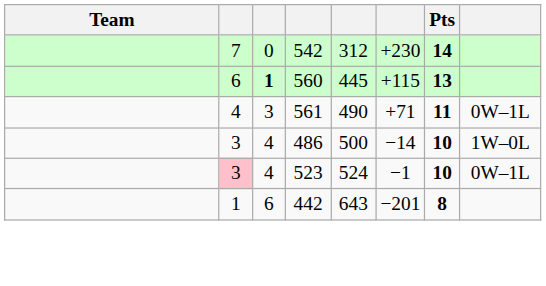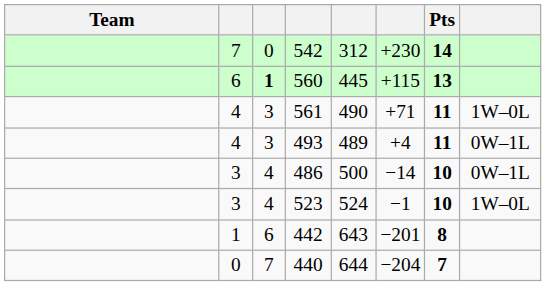(500, 111) 0W–1L -> (500, 111) 1W–0L
+ row: (308, 142)
(500, 142) 1W–0L -> (500, 173) 0W–1L
(236, 173) pink background -> (236, 204) no background
(500, 173) 0W–1L -> (500, 204) 1W–0L
+ row: (308, 265)
